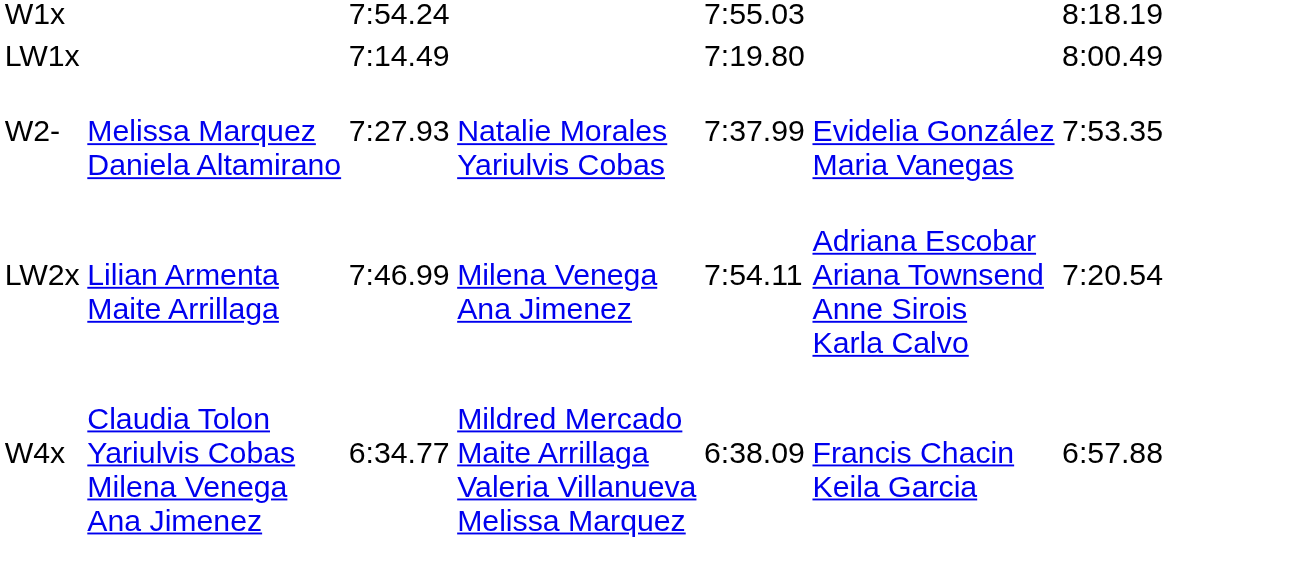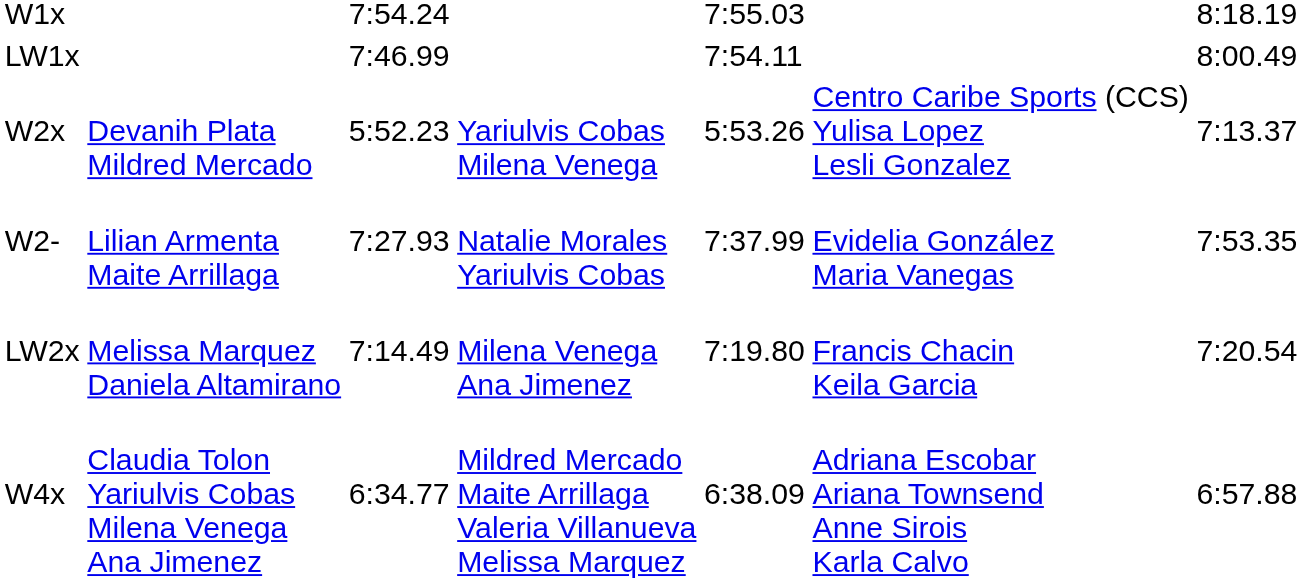(399, 55) 7:14.49 -> (399, 55) 7:46.99
(754, 55) 7:19.80 -> (753, 55) 7:54.11
+ row: (35, 131)
(214, 148) Melissa Marquez Daniela Altamirano -> (183, 258) Lilian Armenta Maite Arrillaga
(183, 292) Lilian Armenta Maite Arrillaga -> (214, 367) Melissa Marquez Daniela Altamirano
(399, 275) 7:46.99 -> (399, 350) 7:14.49
(753, 275) 7:54.11 -> (754, 350) 7:19.80
(928, 292) Adriana Escobar Ariana Townsend Anne Sirois Karla Calvo -> (913, 367) Francis Chacin Keila Garcia
(913, 469) Francis Chacin Keila Garcia -> (928, 511) Adriana Escobar Ariana Townsend Anne Sirois Karla Calvo
